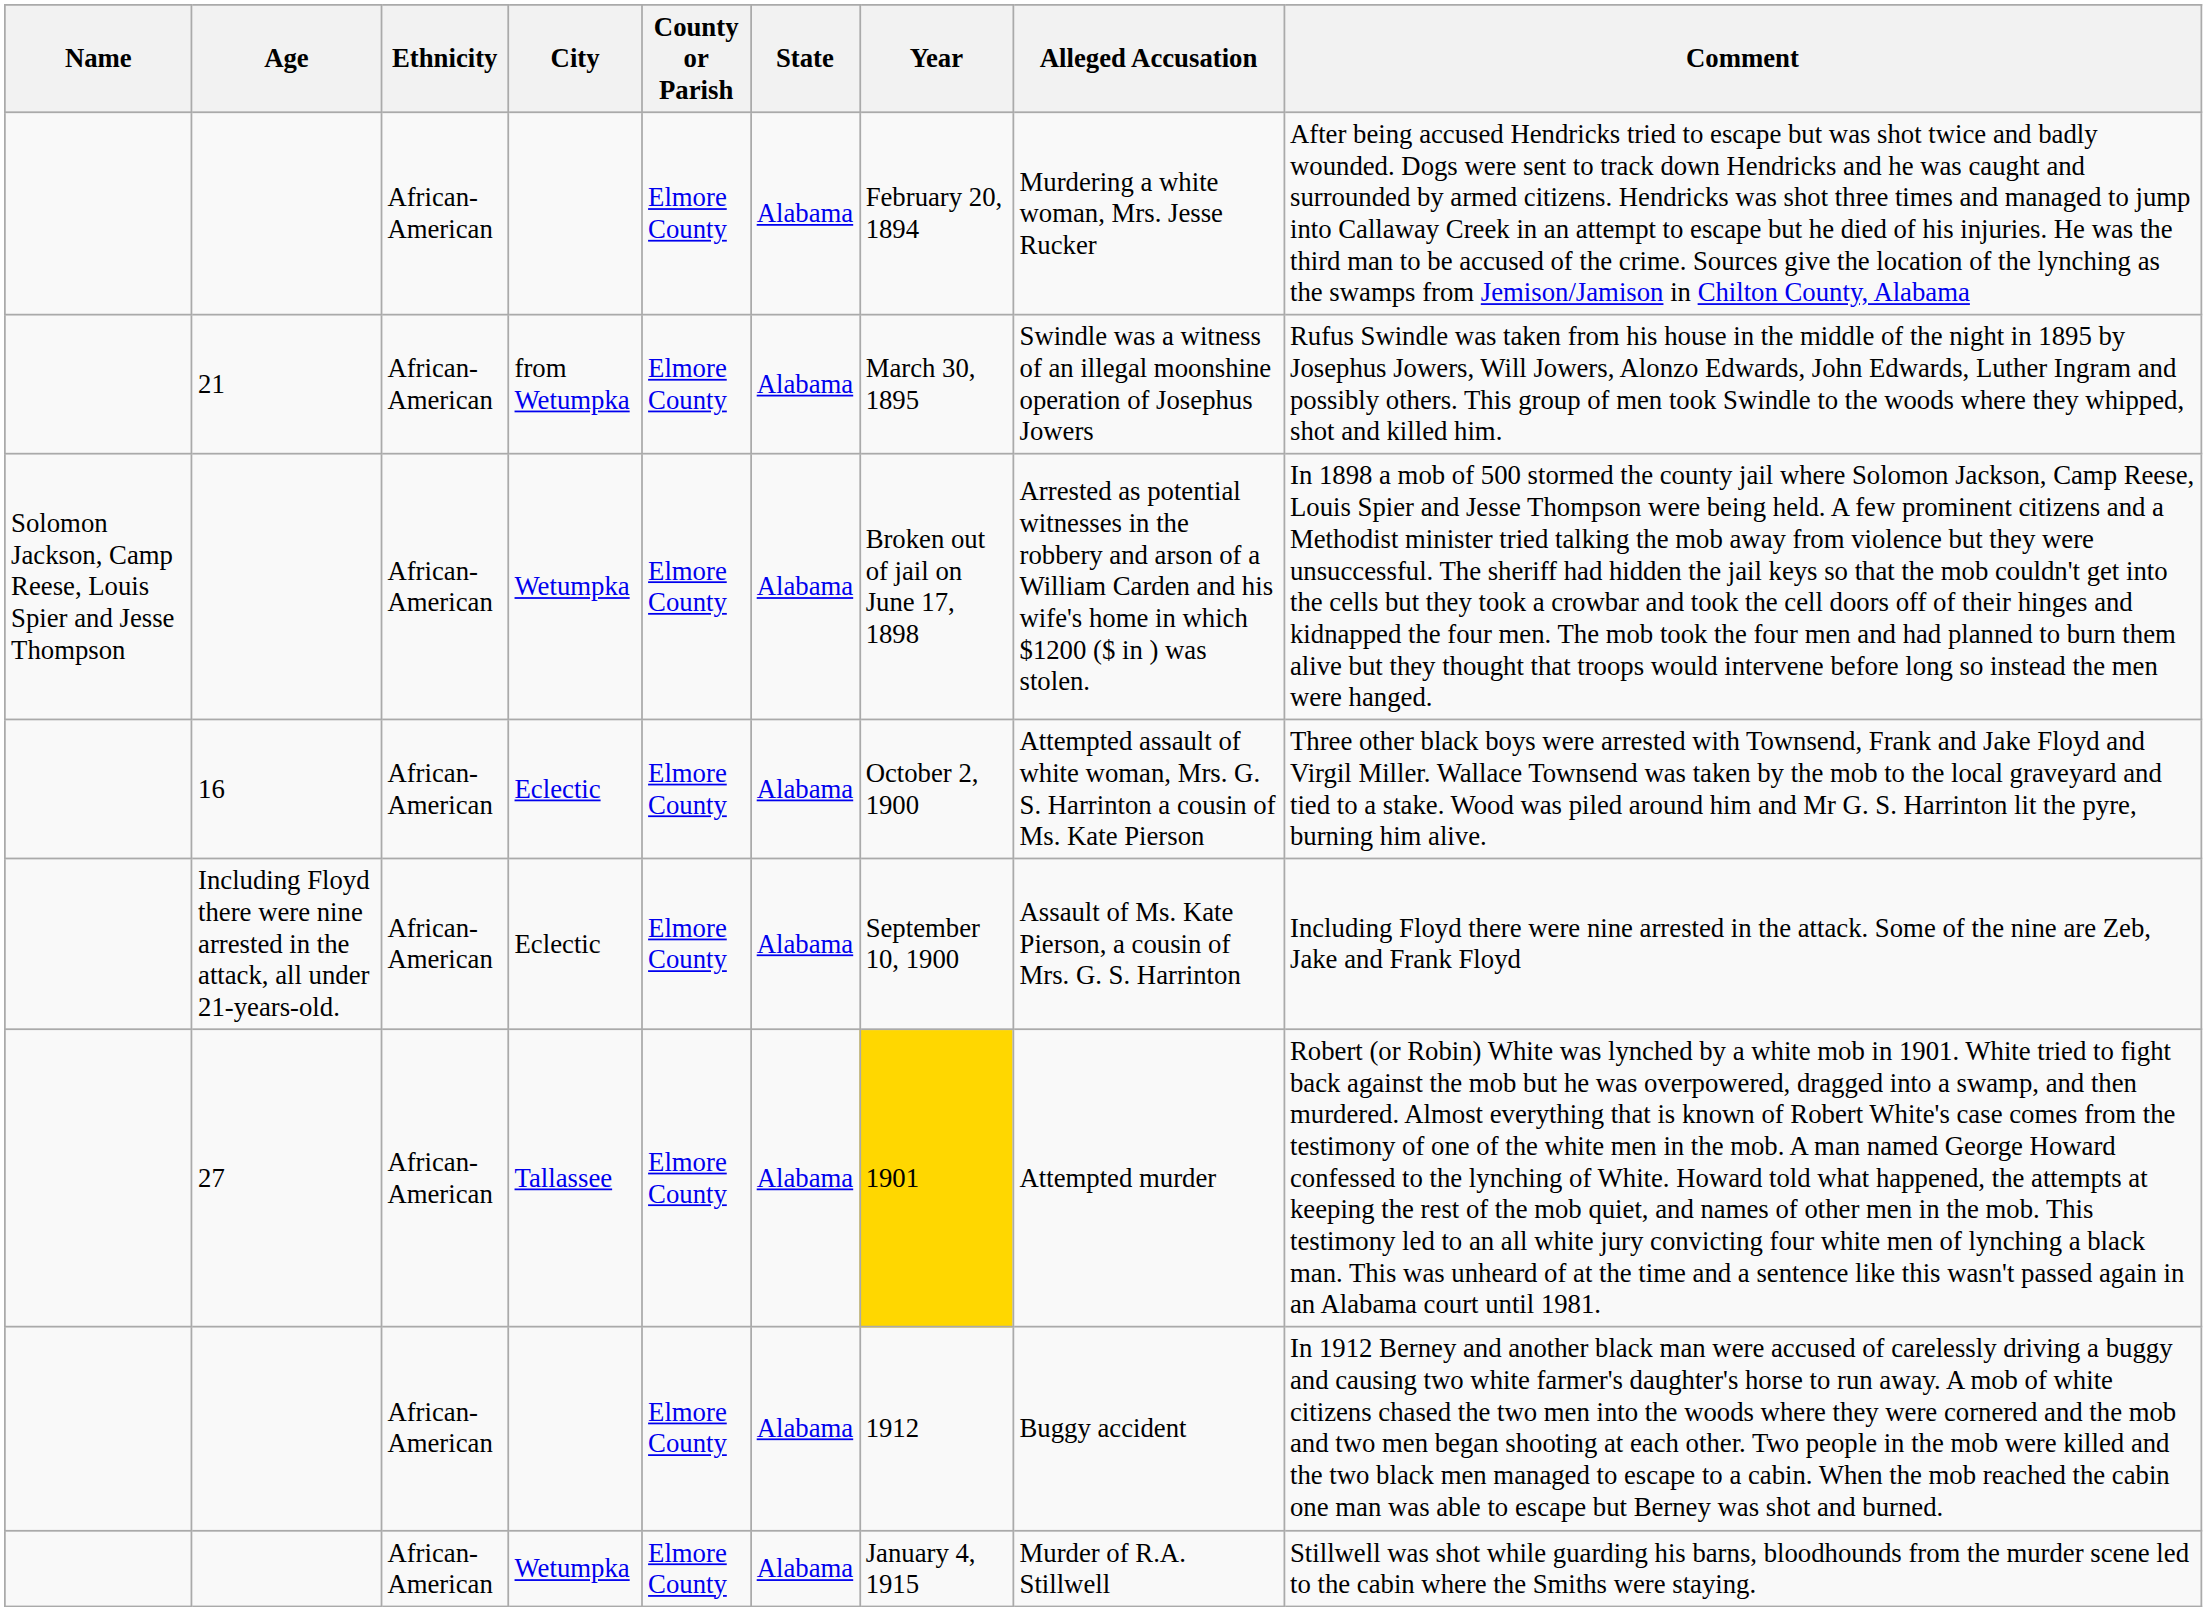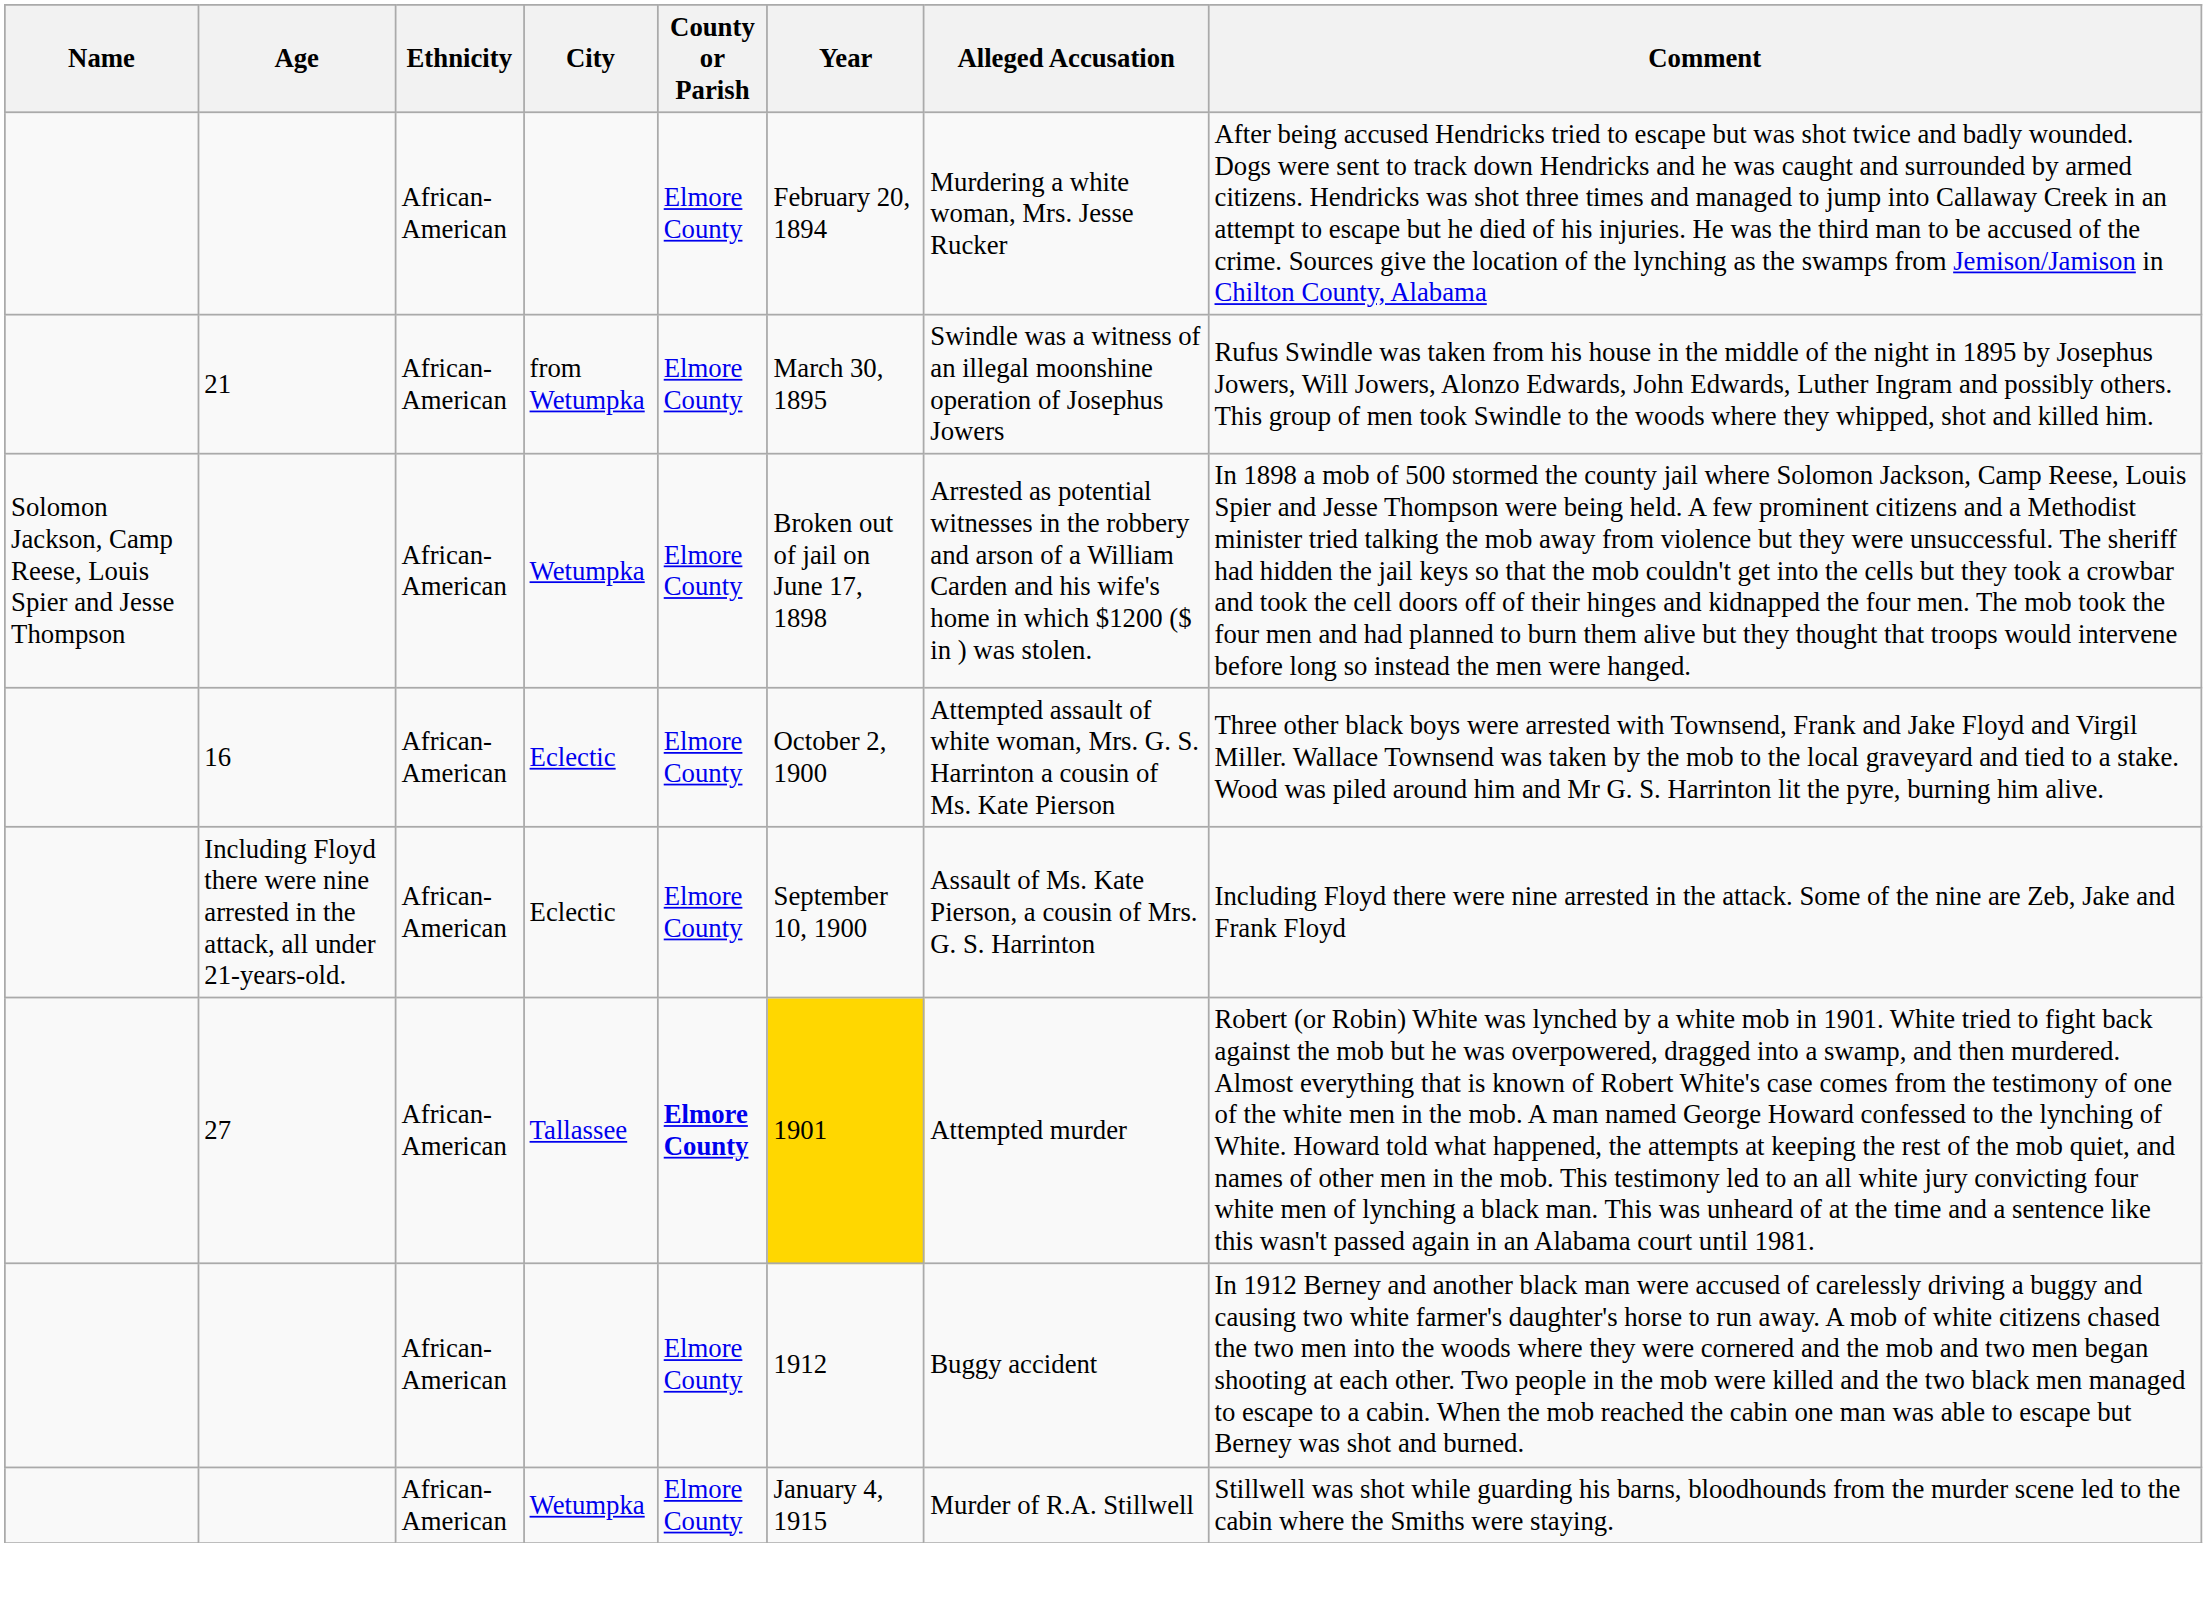- column: (805, 58)
(687, 1178) normal -> (706, 1130) bold
